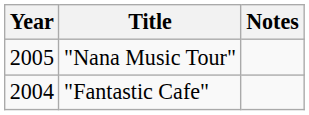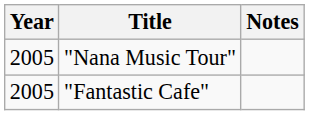(32, 92) 2004 -> (32, 92) 2005
